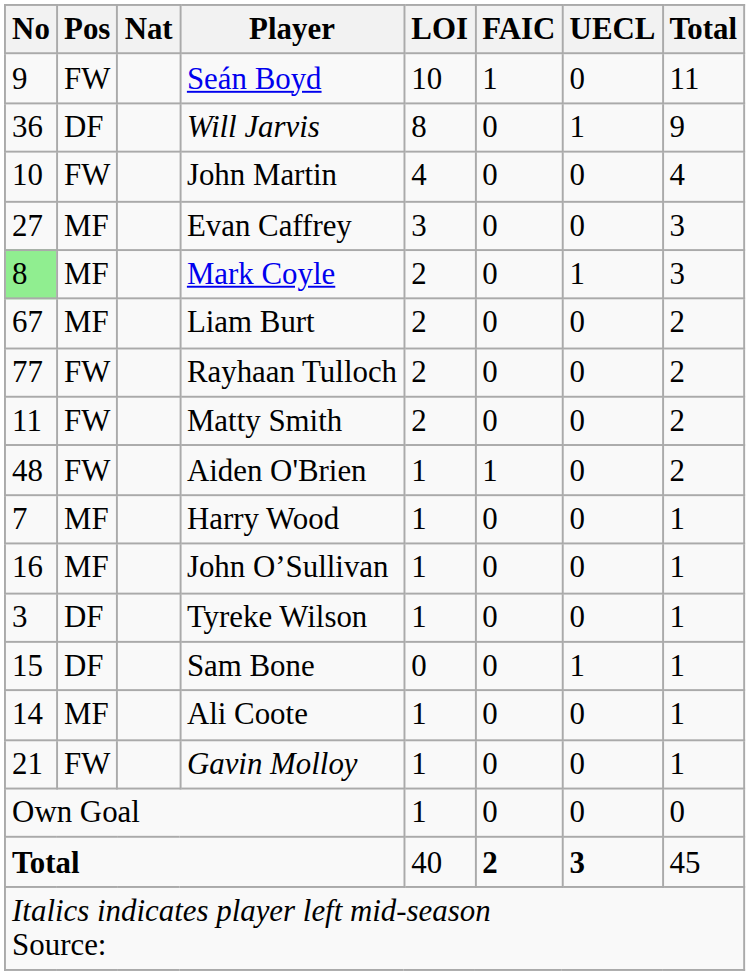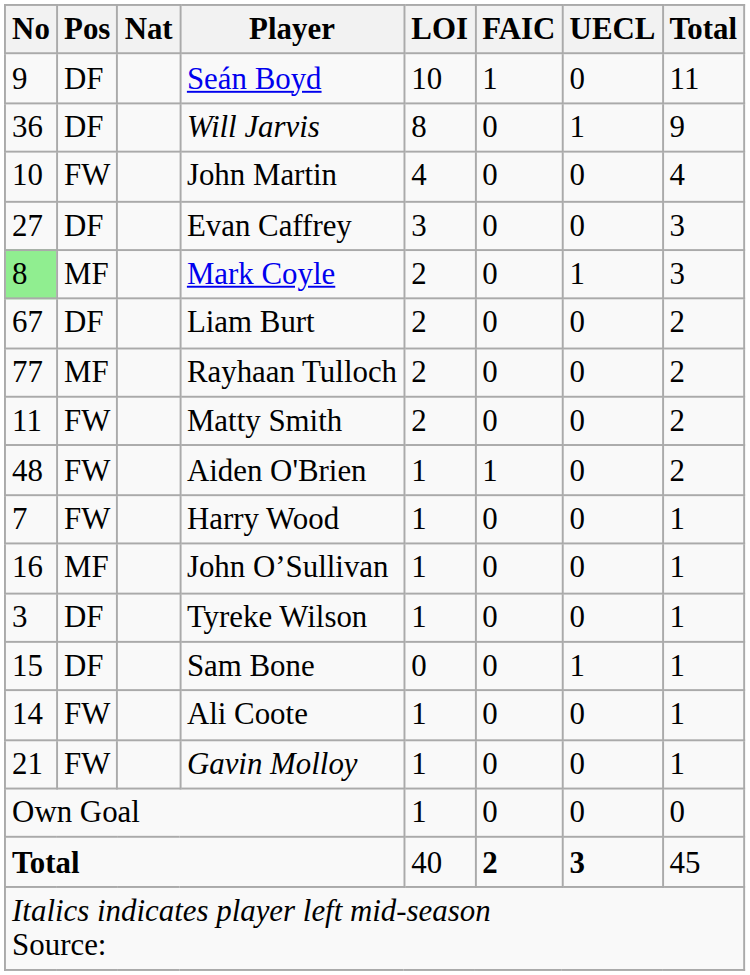(87, 77) FW -> (84, 77) DF
(86, 224) MF -> (84, 224) DF
(86, 322) MF -> (84, 322) DF
(87, 371) FW -> (86, 371) MF
(86, 518) MF -> (87, 518) FW
(86, 714) MF -> (87, 714) FW
